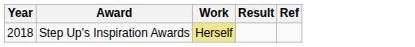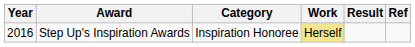+ column: (247, 13)
(20, 32) 2018 -> (20, 32) 2016
